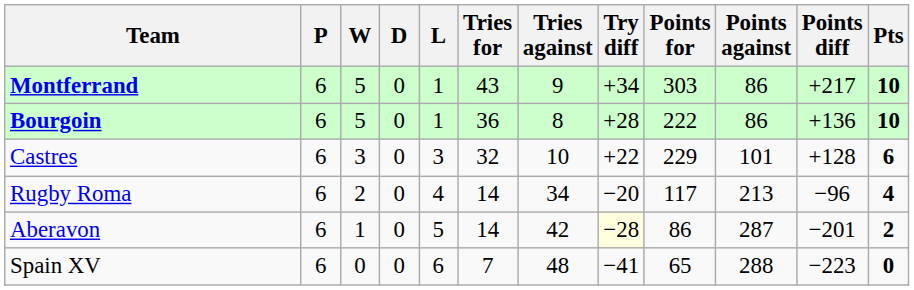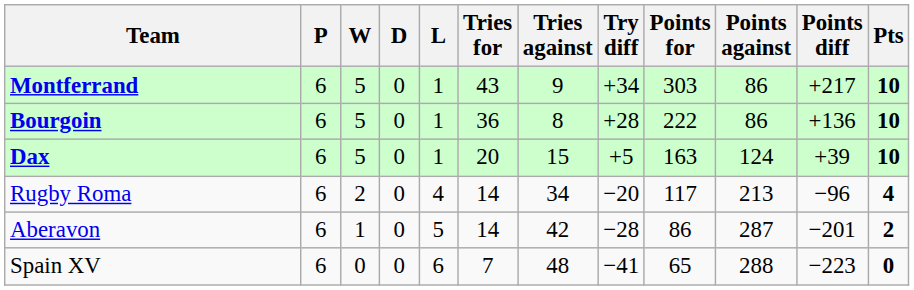+ row: (30, 157)
- row: (44, 157)
(621, 229) lightyellow background -> (621, 229) no background
